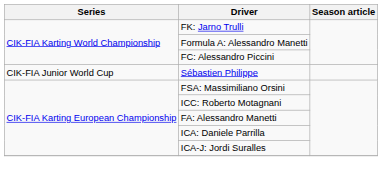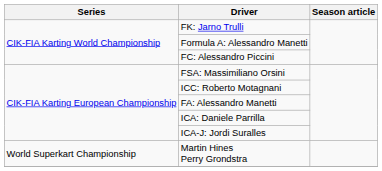- row: (219, 72)
+ row: (214, 153)
